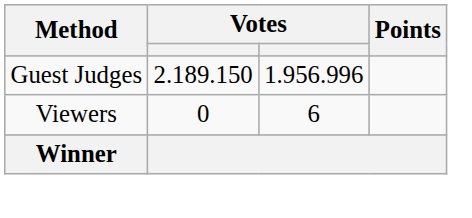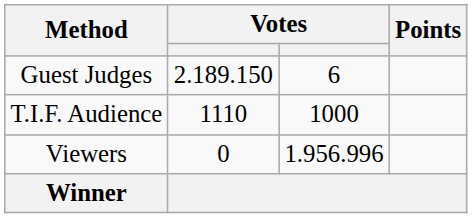(314, 74) 1.956.996 -> (334, 74) 6
+ row: (86, 114)
(314, 114) 6 -> (334, 153) 1.956.996
